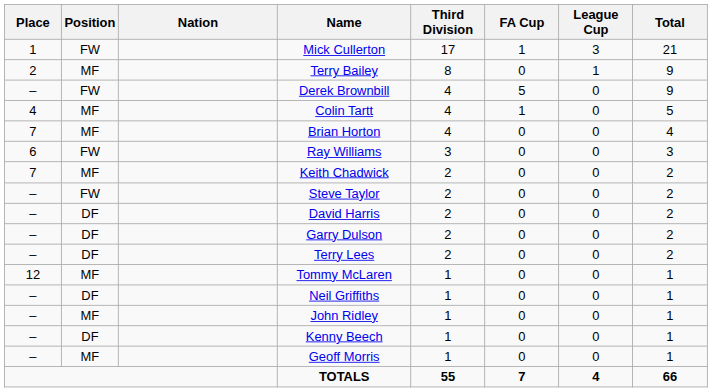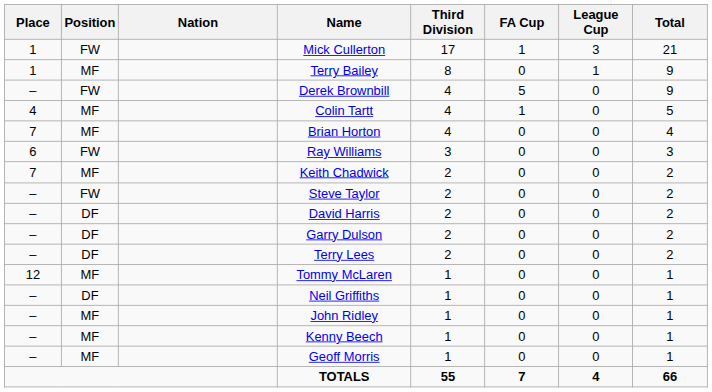(33, 70) 2 -> (33, 70) 1
(90, 336) DF -> (90, 336) MF
